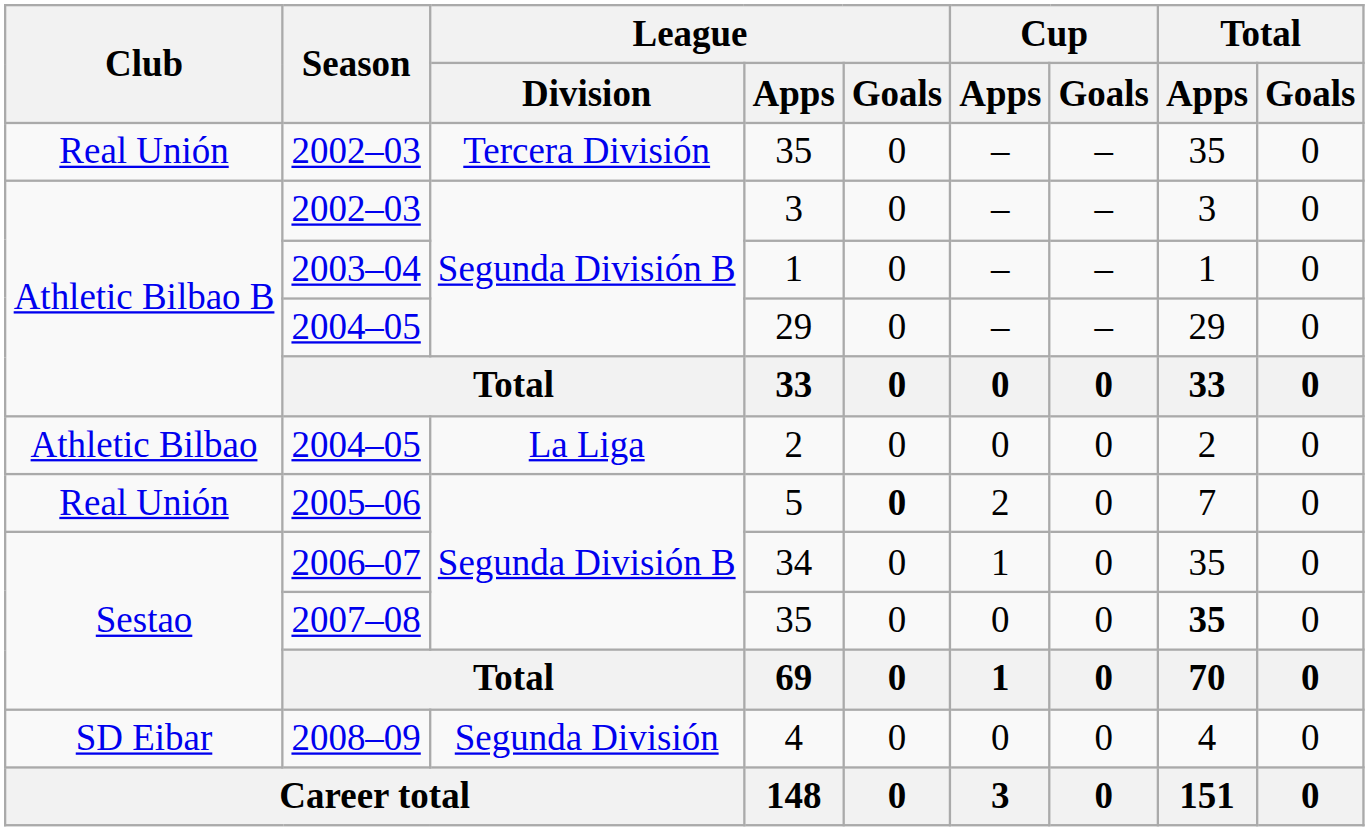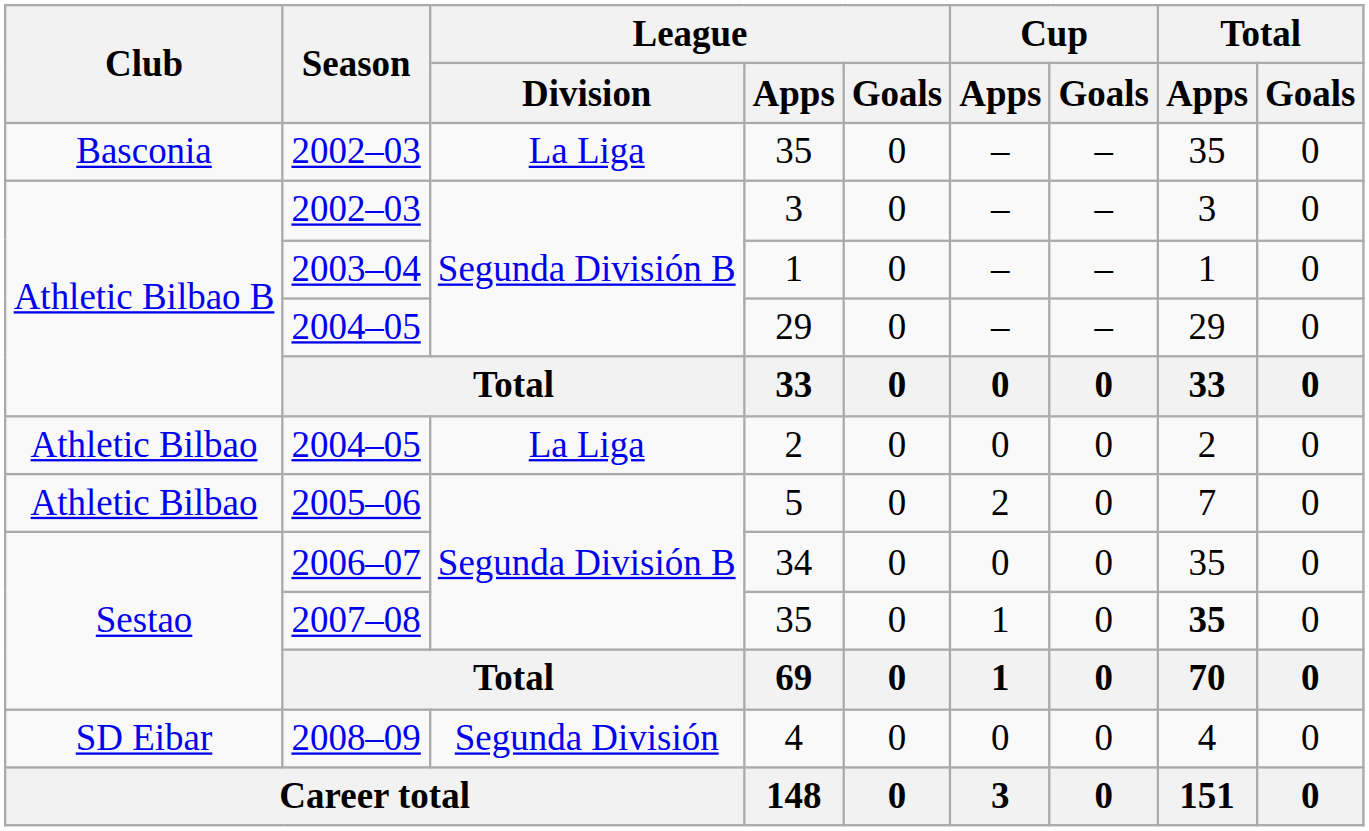(144, 151) Real Unión -> (144, 151) Basconia
(587, 151) Tercera División -> (587, 151) La Liga
(144, 502) Real Unión -> (144, 502) Athletic Bilbao
(897, 502) bold -> (897, 502) normal
(1000, 561) 1 -> (1000, 561) 0
(1000, 619) 0 -> (1000, 619) 1
